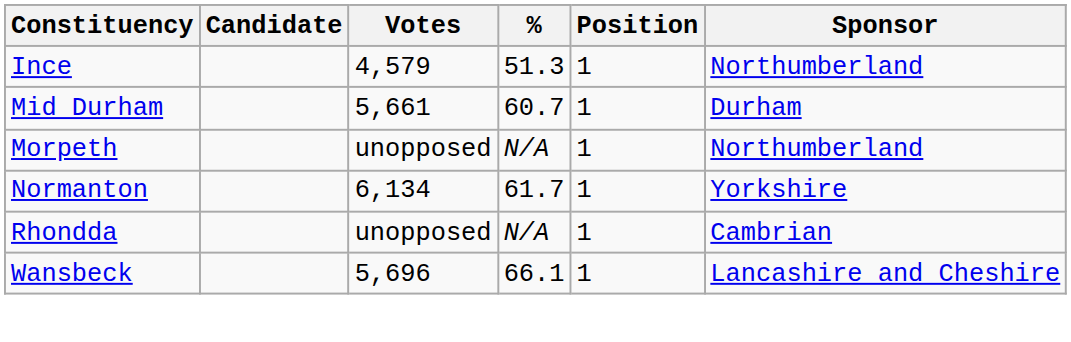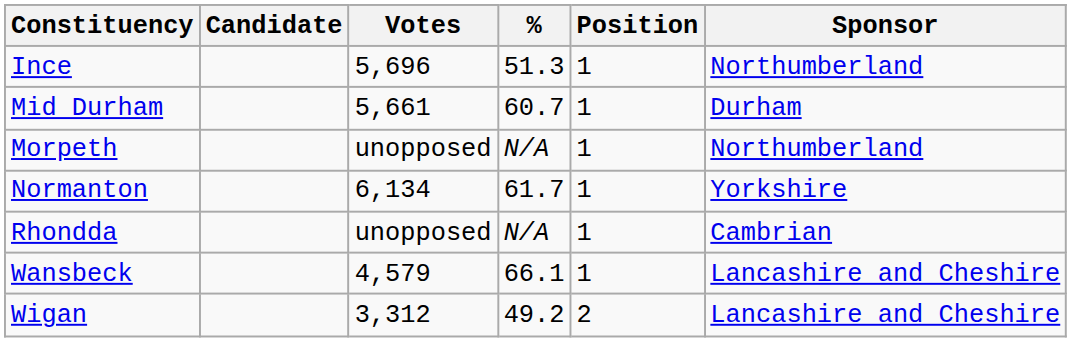(393, 67) 4,579 -> (393, 67) 5,696
(393, 274) 5,696 -> (393, 274) 4,579
+ row: (49, 315)
